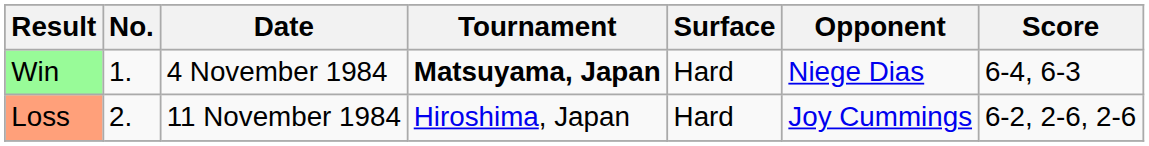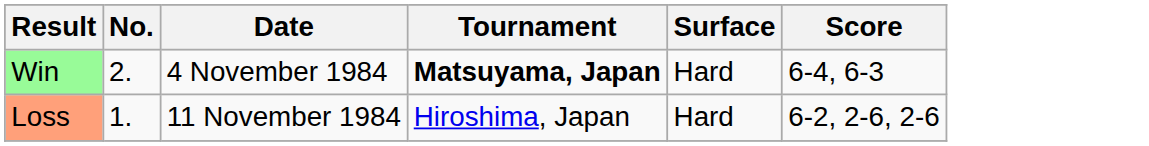- column: (880, 26)
(121, 71) 1. -> (121, 71) 2.
(121, 116) 2. -> (121, 116) 1.
